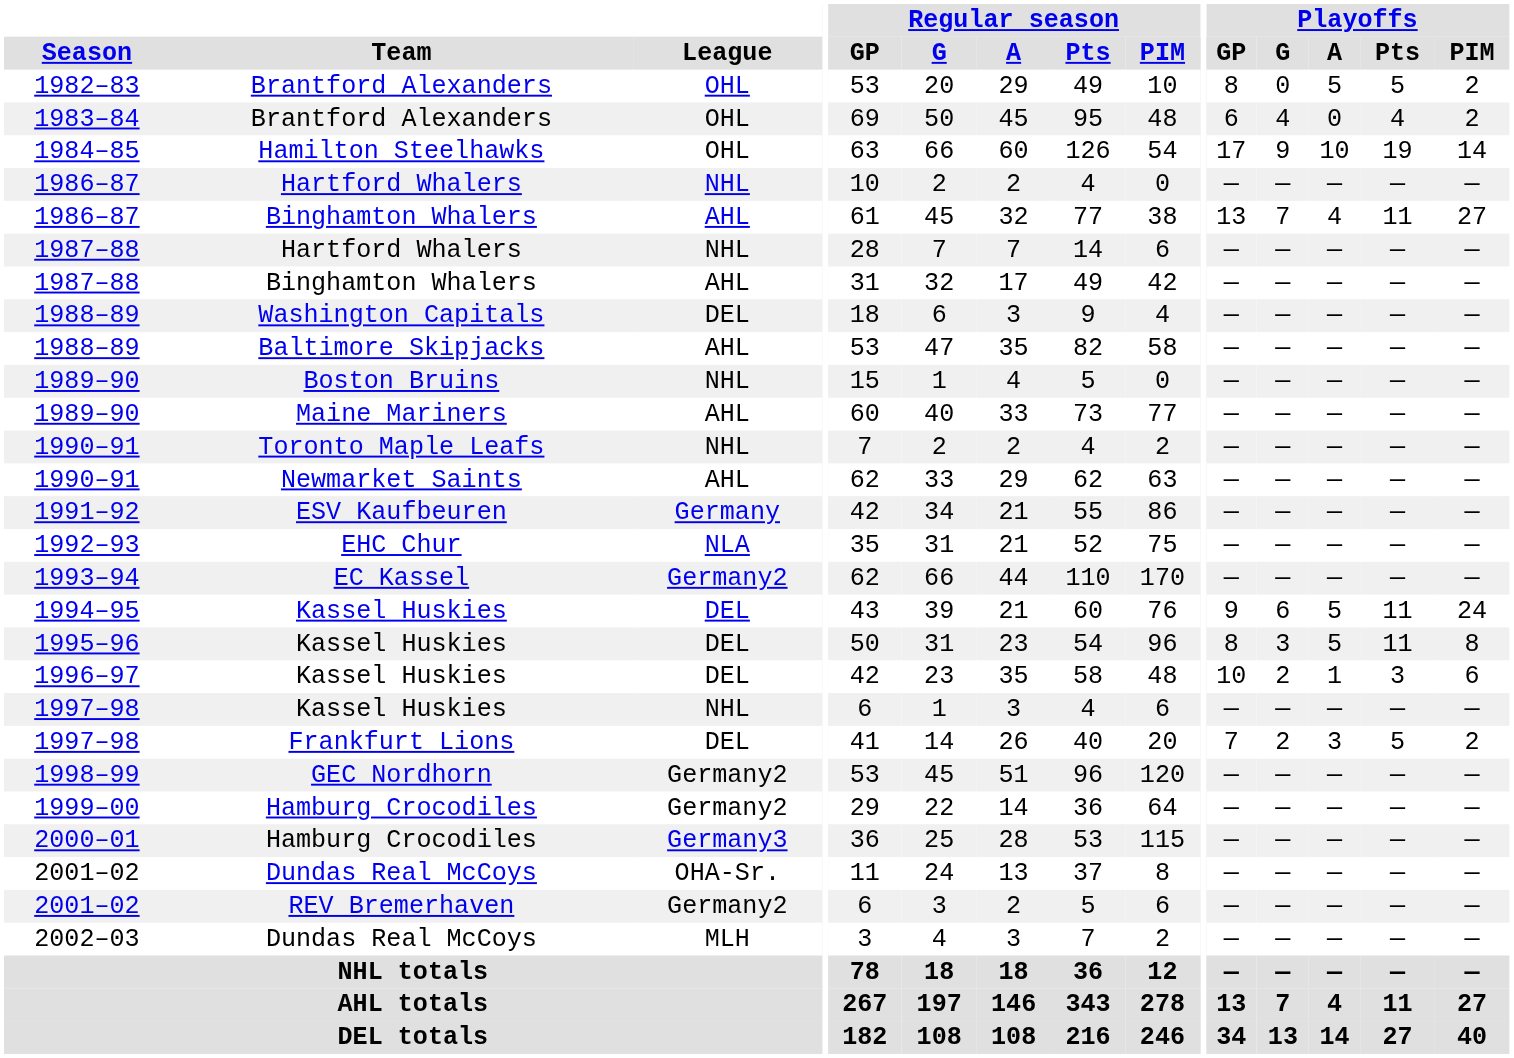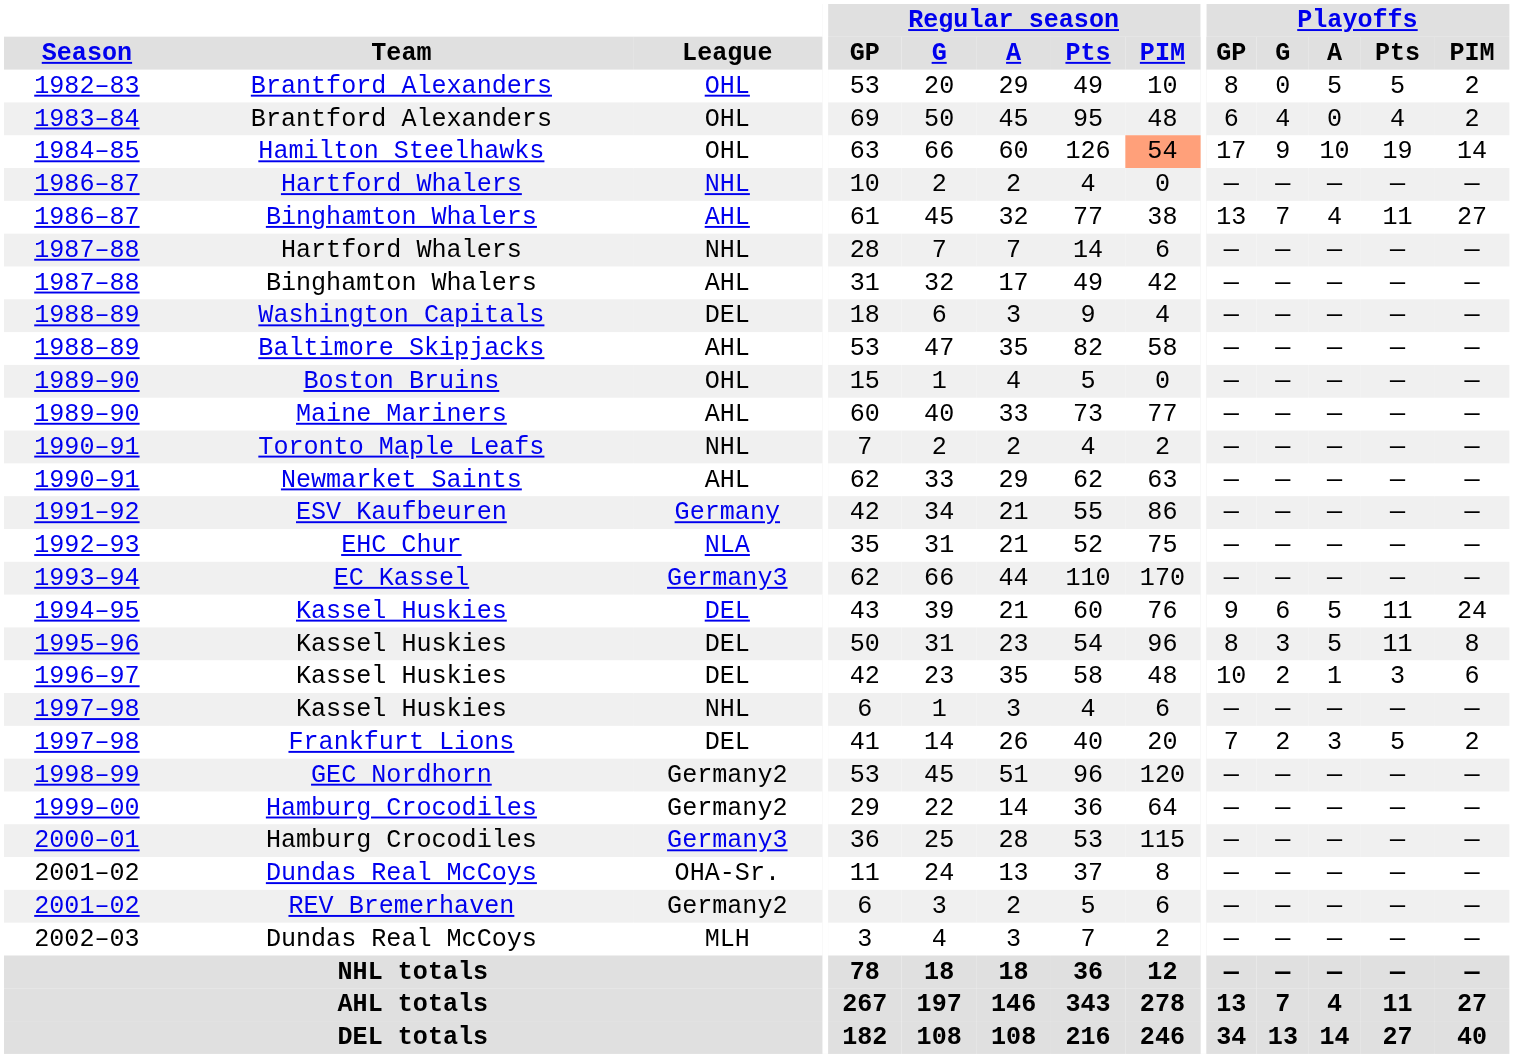(1162, 152) no background -> (1162, 152) lightsalmon background
(727, 381) NHL -> (727, 381) OHL
(727, 578) Germany2 -> (727, 578) Germany3
